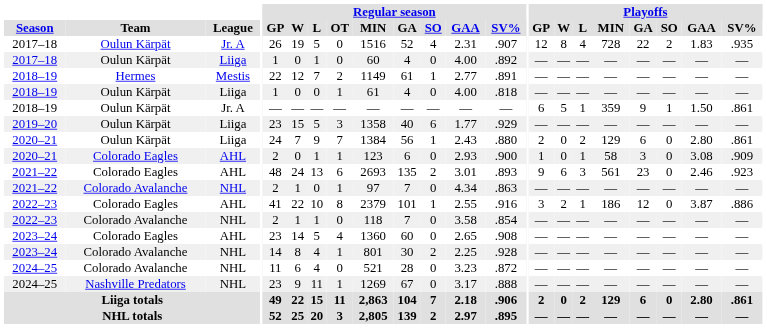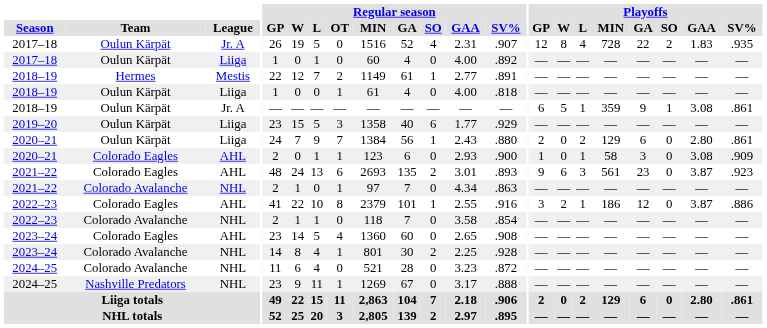(702, 108) 1.50 -> (702, 108) 3.08
(702, 172) 2.46 -> (702, 172) 3.87
